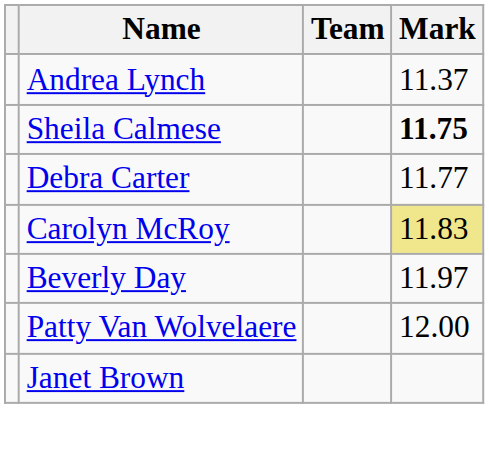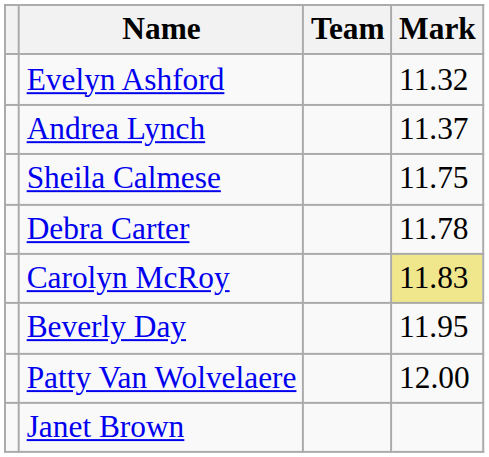+ row: (126, 79)
(434, 128) bold -> (434, 178) normal
(434, 178) 11.77 -> (434, 228) 11.78
(434, 278) 11.97 -> (434, 327) 11.95
